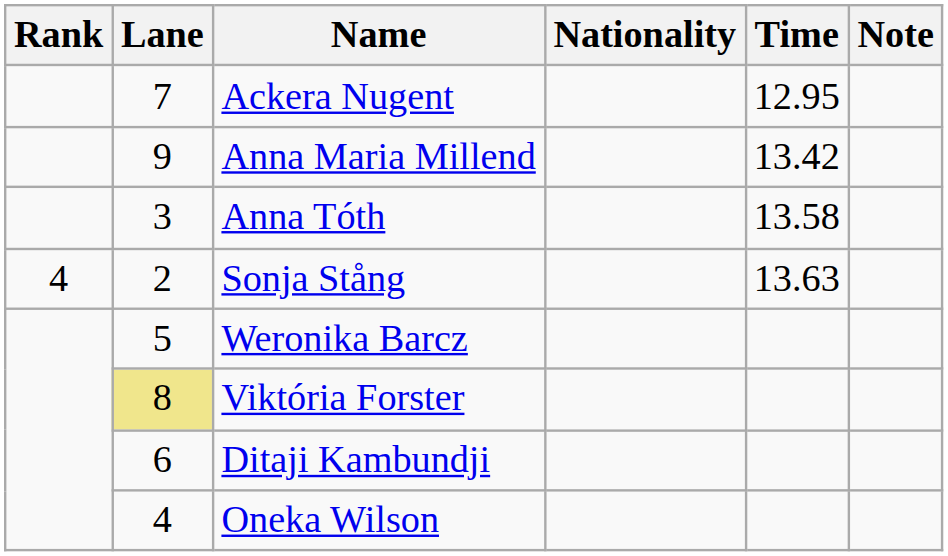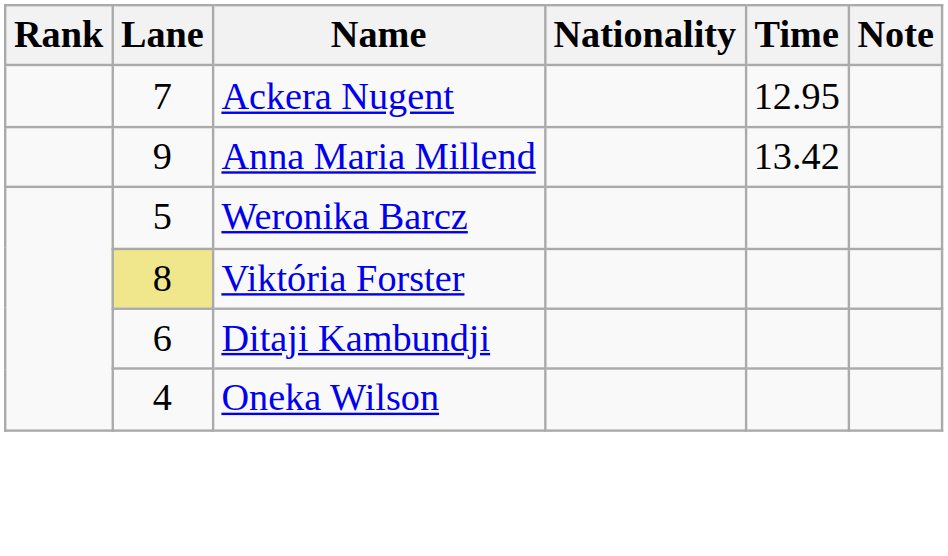- row: (303, 216)
- row: (313, 277)
